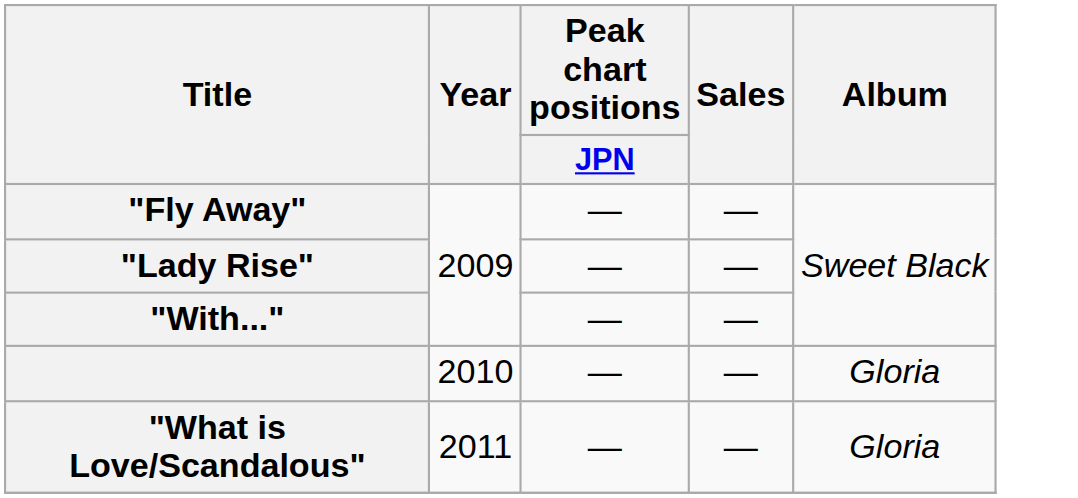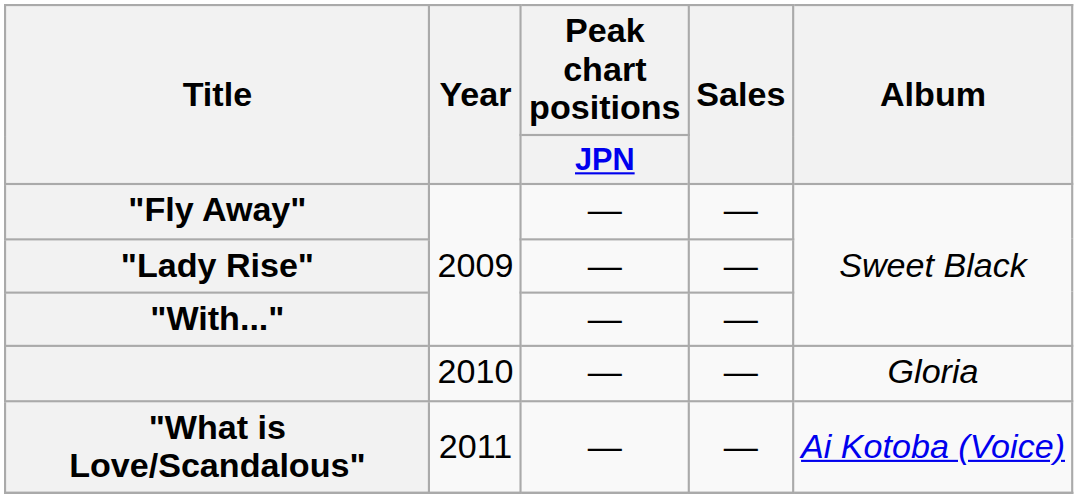(895, 446) Gloria -> (933, 446) Ai Kotoba (Voice)
